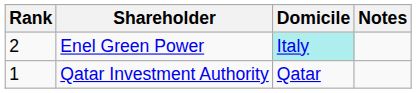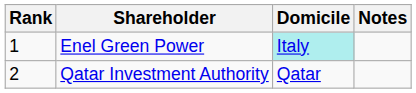(14, 46) 2 -> (14, 46) 1
(14, 74) 1 -> (14, 74) 2
